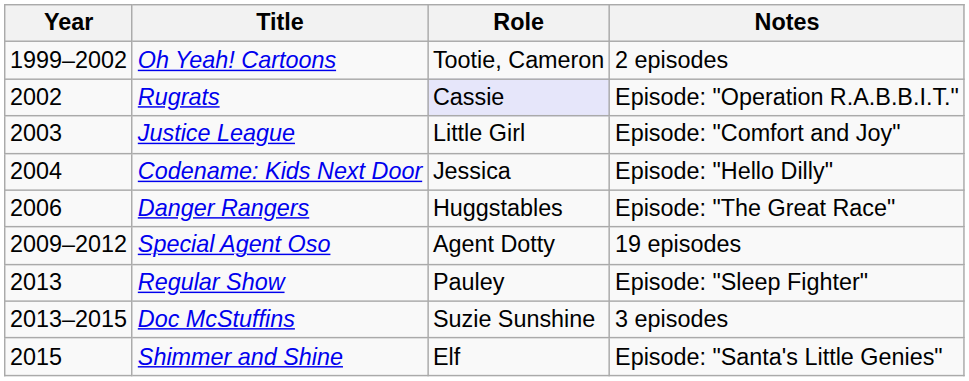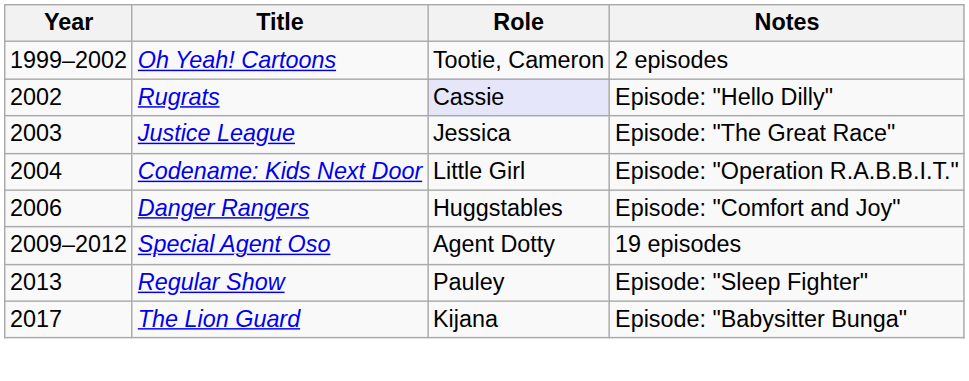(787, 97) Episode: "Operation R.A.B.B.I.T." -> (724, 97) Episode: "Hello Dilly"
(479, 134) Little Girl -> (472, 134) Jessica
(758, 134) Episode: "Comfort and Joy" -> (755, 134) Episode: "The Great Race"
(472, 171) Jessica -> (479, 171) Little Girl
(724, 171) Episode: "Hello Dilly" -> (787, 171) Episode: "Operation R.A.B.B.I.T."
(755, 208) Episode: "The Great Race" -> (758, 208) Episode: "Comfort and Joy"
- row: (216, 319)
- row: (240, 356)
+ row: (219, 319)
